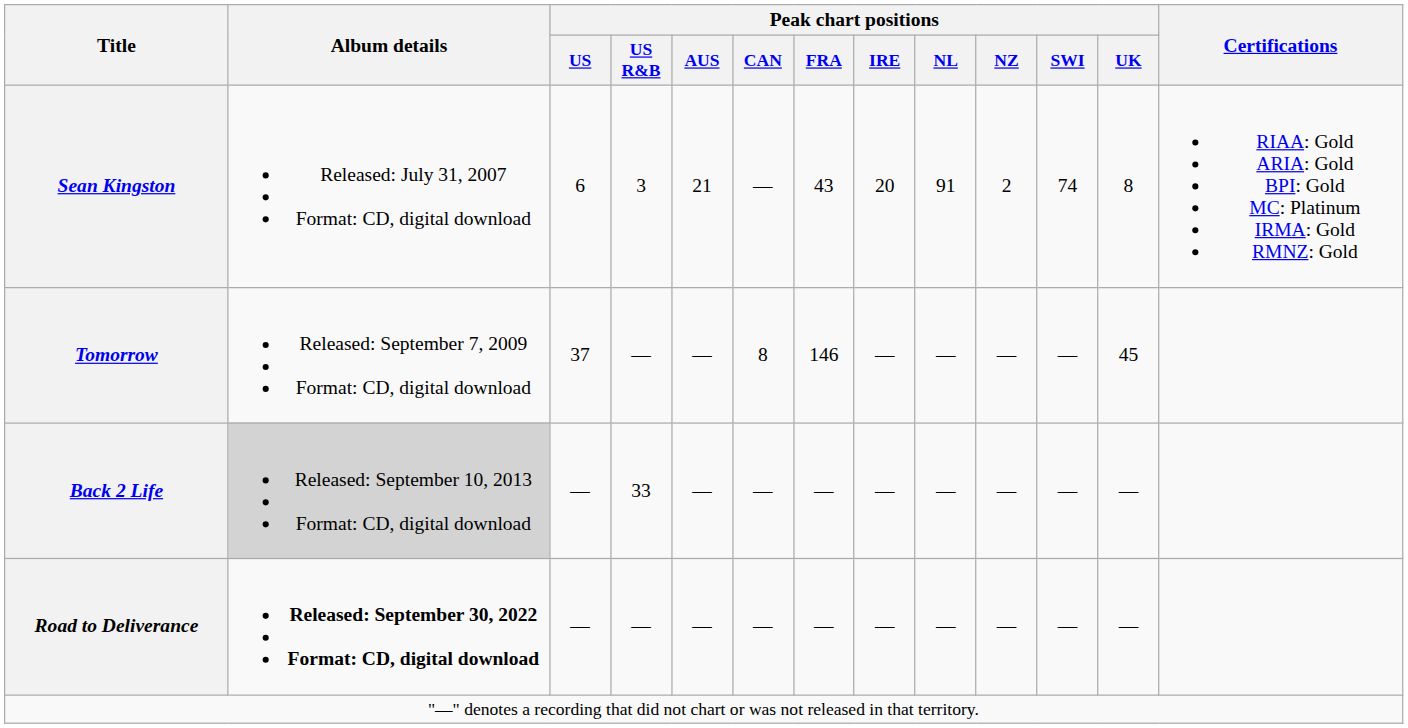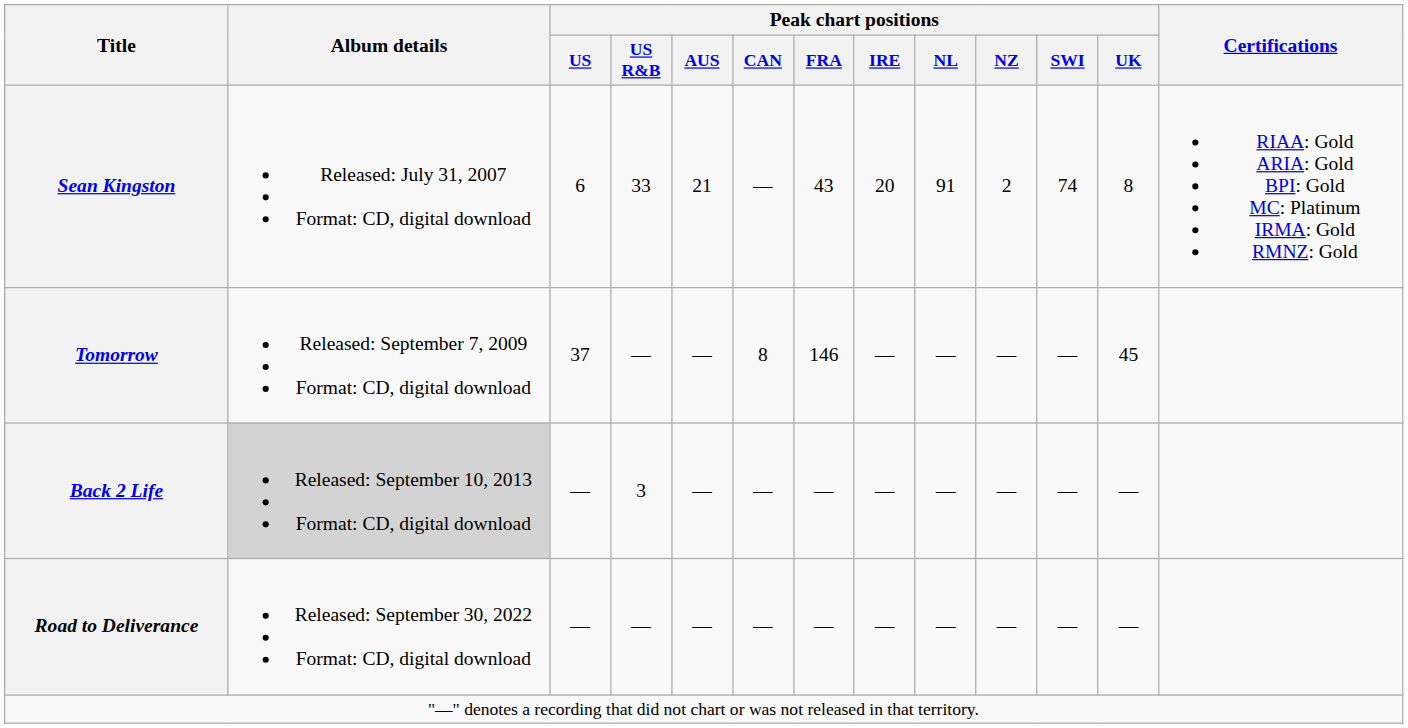(641, 186) 3 -> (641, 186) 33
(641, 490) 33 -> (641, 490) 3
(389, 638) bold -> (389, 638) normal
